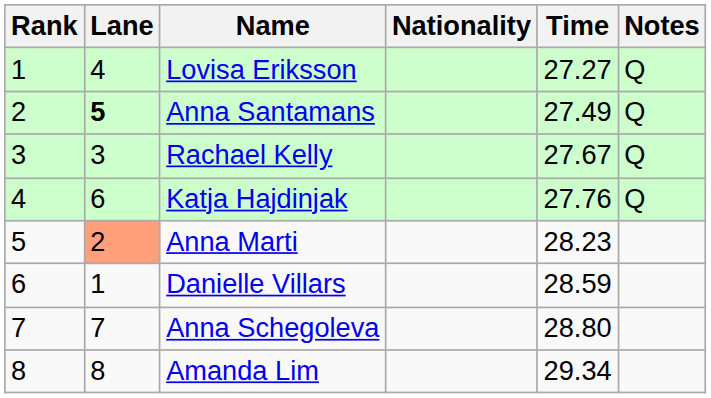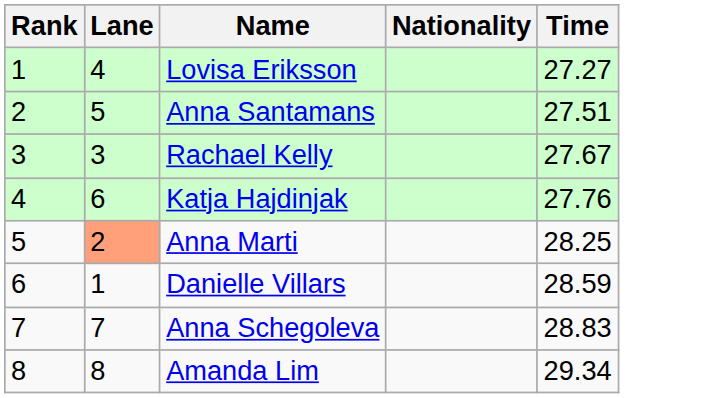- column: (662, 26)
(98, 112) bold -> (98, 112) normal
(578, 112) 27.49 -> (578, 112) 27.51
(578, 241) 28.23 -> (578, 241) 28.25
(578, 328) 28.80 -> (578, 328) 28.83
